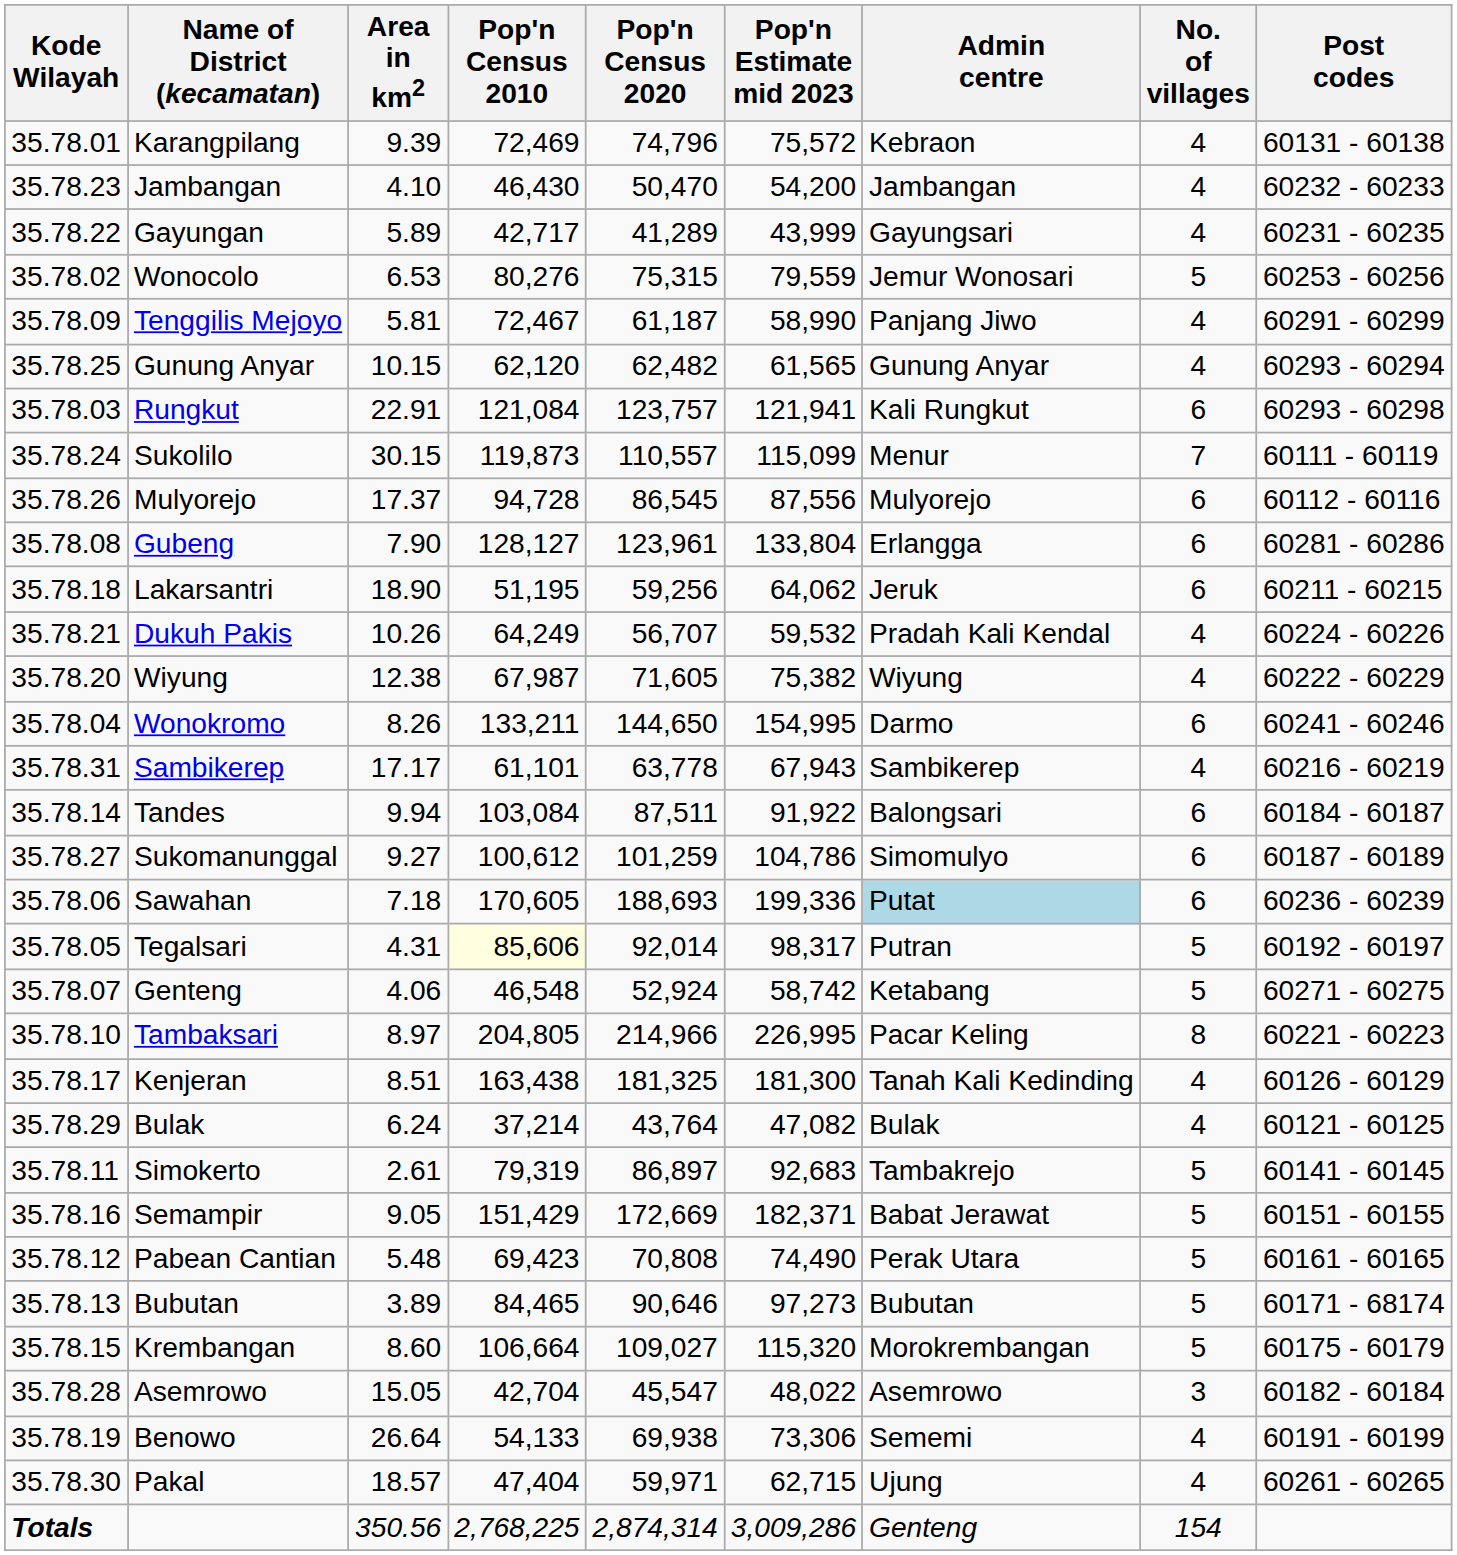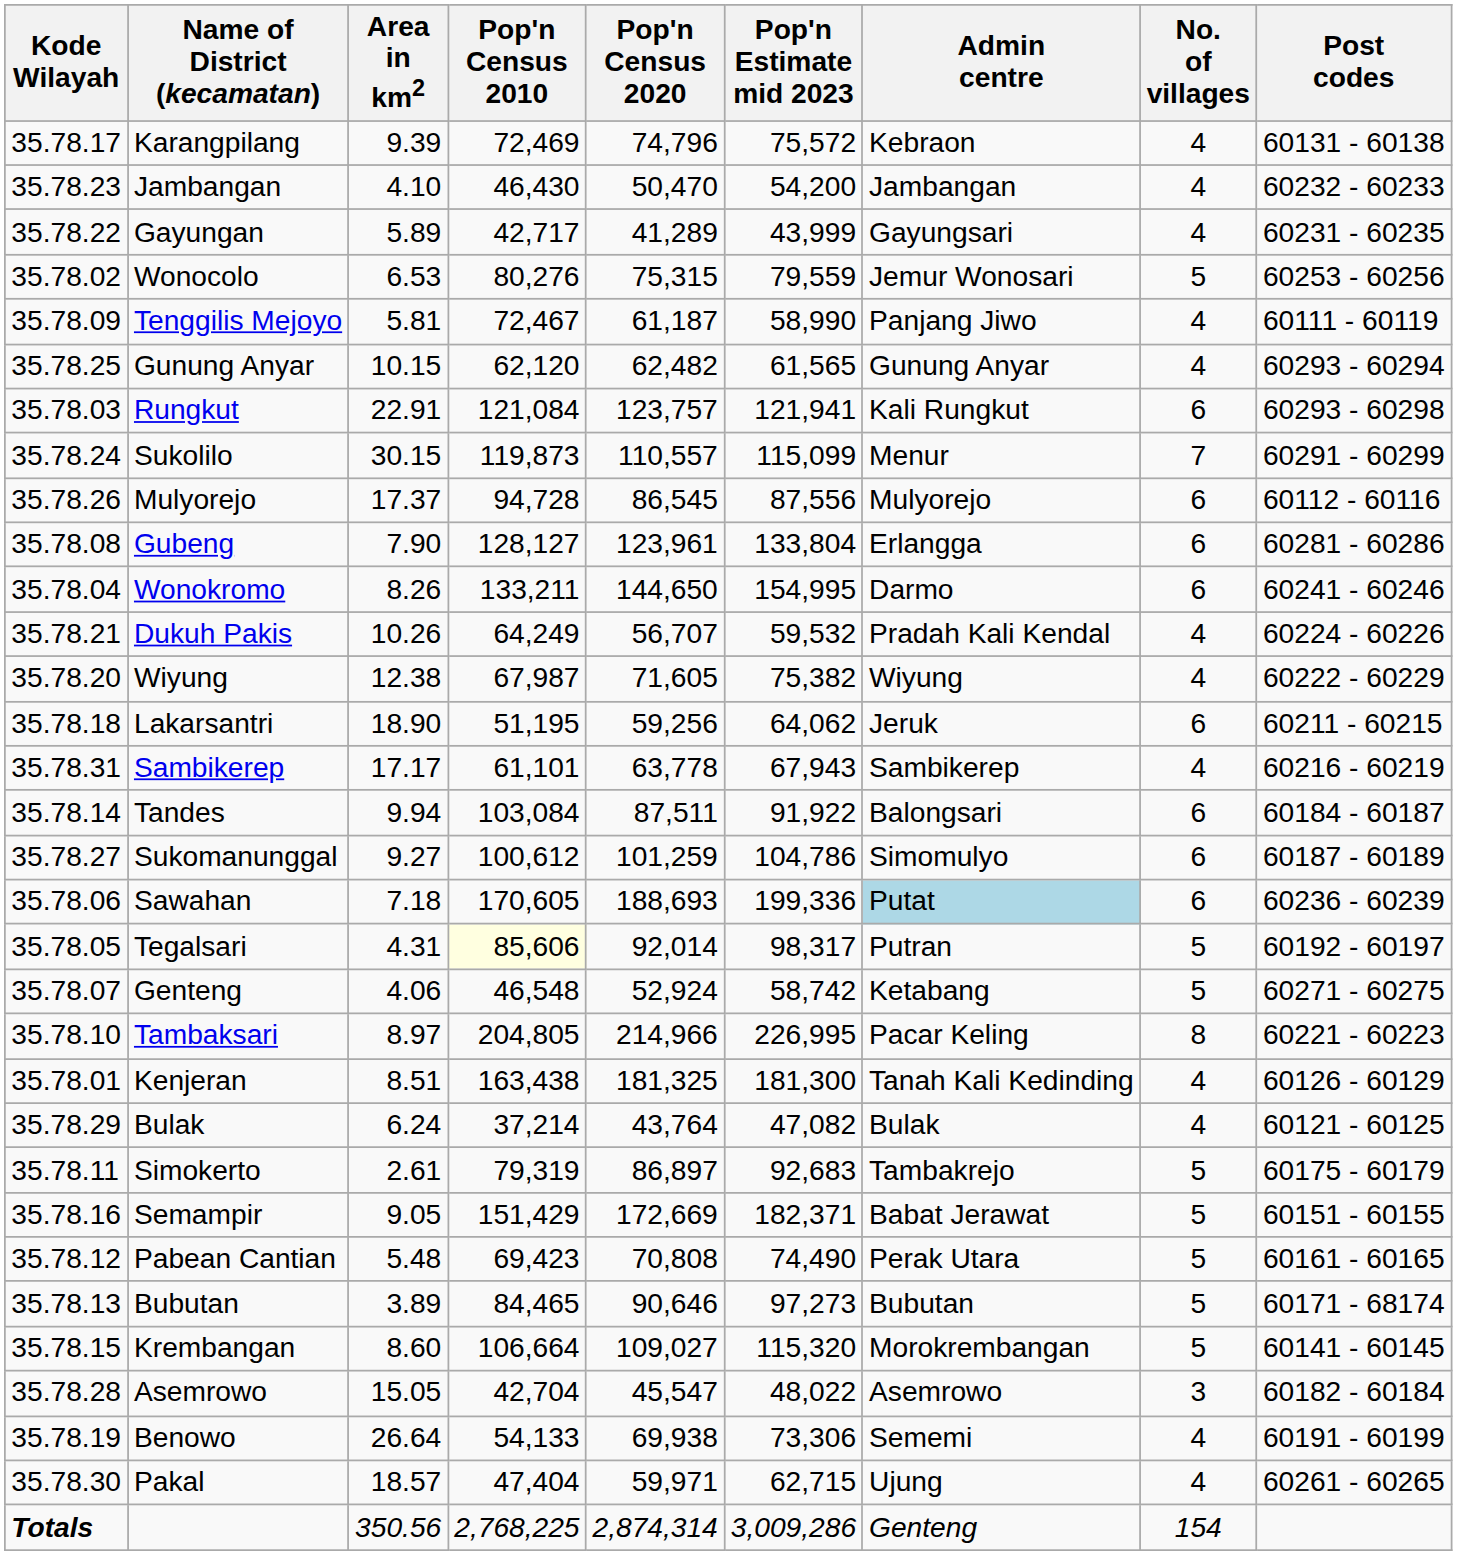(66, 142) 35.78.01 -> (66, 142) 35.78.17
(1354, 321) 60291 - 60299 -> (1351, 321) 60111 - 60119
(1351, 455) 60111 - 60119 -> (1354, 455) 60291 - 60299
rows swapped: (210, 723) <-> (204, 589)
(66, 1080) 35.78.17 -> (66, 1080) 35.78.01
(1354, 1169) 60141 - 60145 -> (1354, 1169) 60175 - 60179
(1354, 1348) 60175 - 60179 -> (1354, 1348) 60141 - 60145
